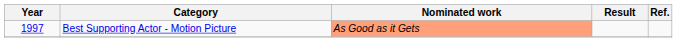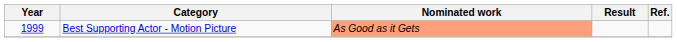(32, 28) 1997 -> (32, 28) 1999
